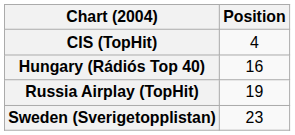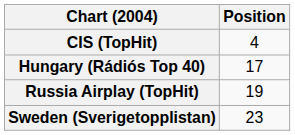(254, 67) 16 -> (254, 67) 17
